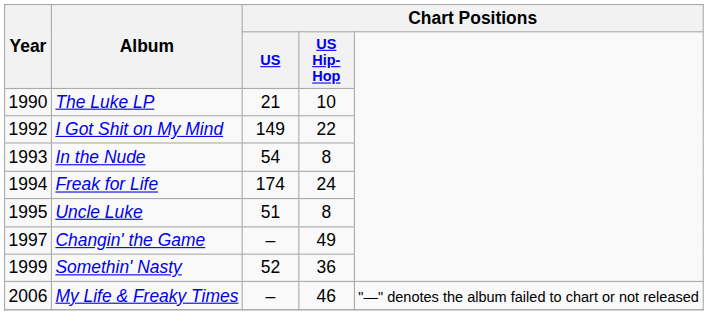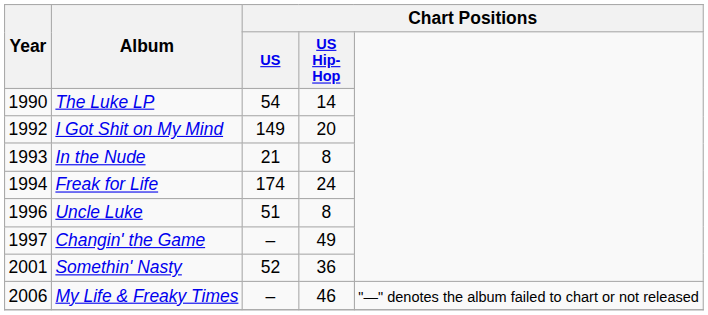(270, 101) 21 -> (270, 101) 54
(326, 101) 10 -> (326, 101) 14
(326, 129) 22 -> (326, 129) 20
(270, 157) 54 -> (270, 157) 21
(28, 212) 1995 -> (28, 212) 1996
(28, 267) 1999 -> (28, 267) 2001
